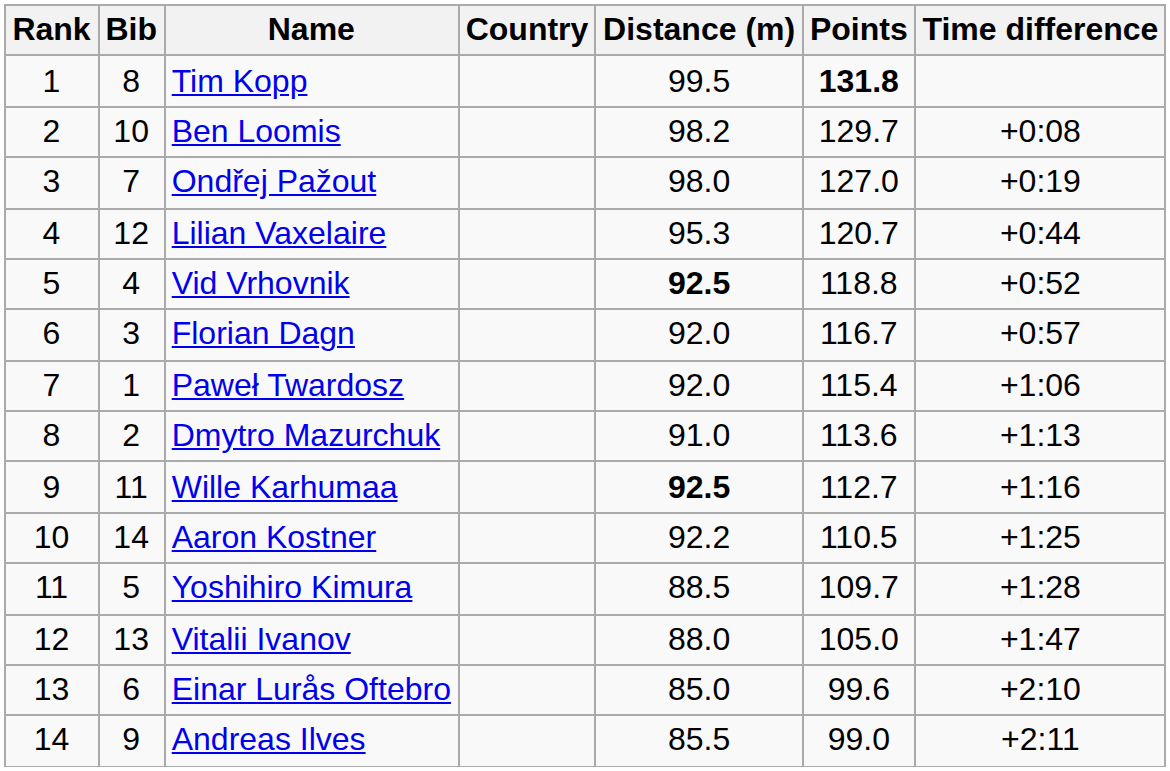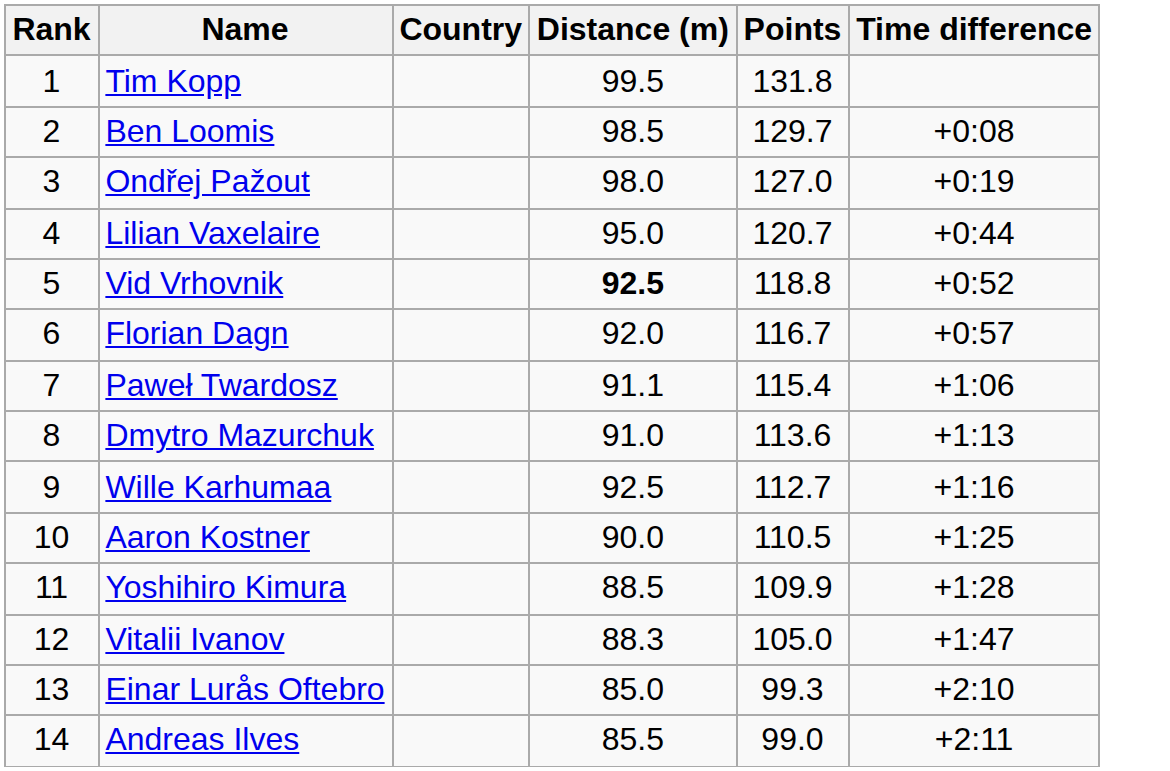- column: (131, 29)
(859, 80) bold -> (792, 80) normal
(699, 131) 98.2 -> (633, 131) 98.5
(699, 232) 95.3 -> (633, 232) 95.0
(699, 385) 92.0 -> (633, 385) 91.1
(699, 486) bold -> (633, 486) normal
(699, 537) 92.2 -> (633, 537) 90.0
(859, 588) 109.7 -> (792, 588) 109.9
(699, 638) 88.0 -> (633, 638) 88.3
(859, 689) 99.6 -> (792, 689) 99.3
